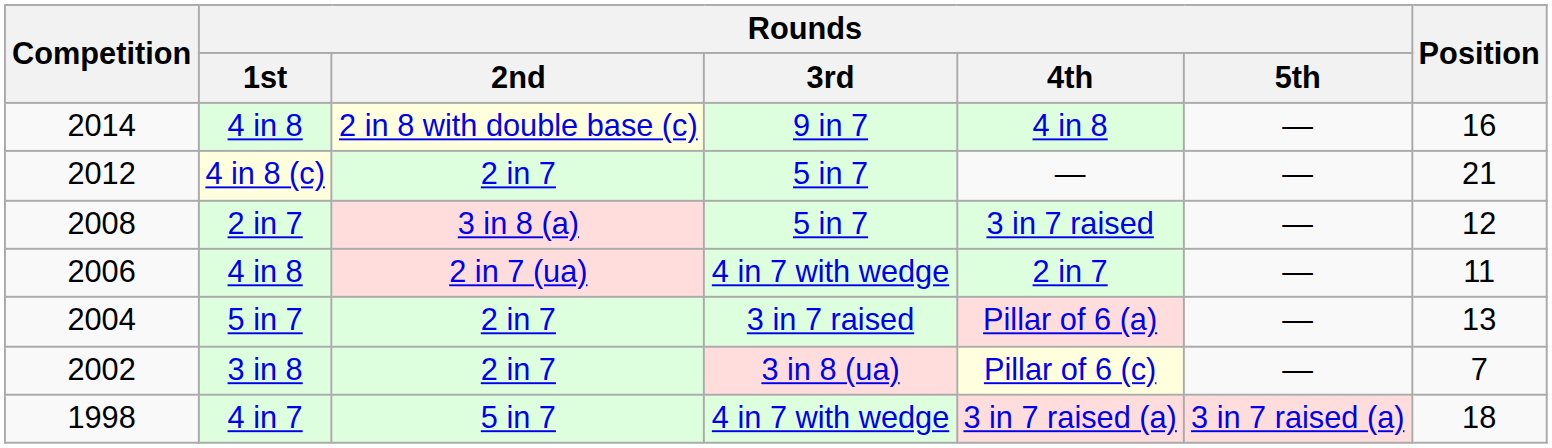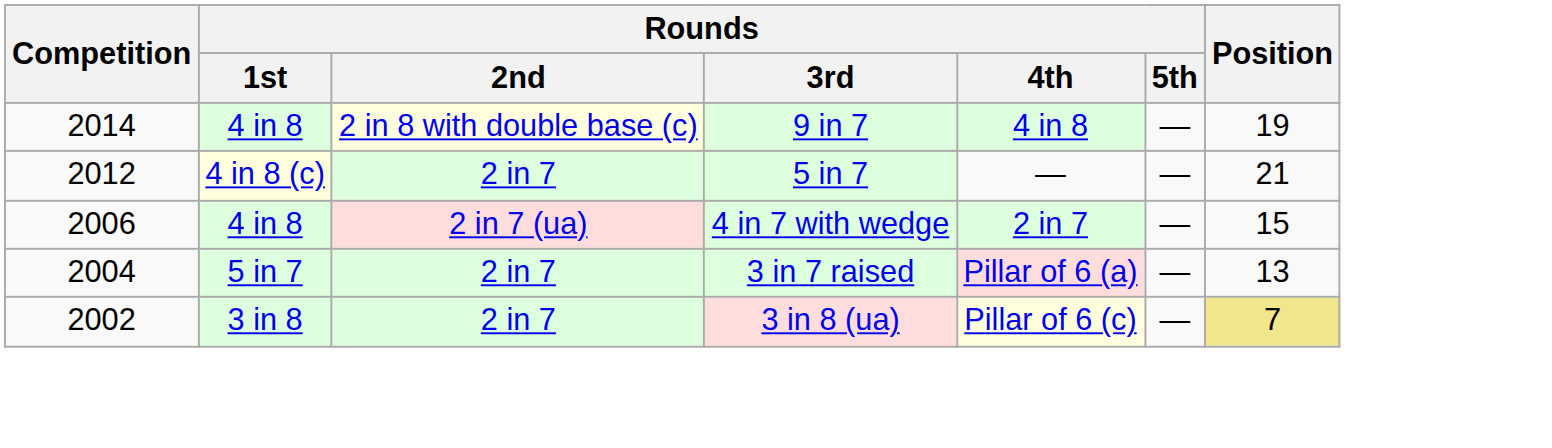(1479, 126) 16 -> (1273, 126) 19
- row: (102, 223)
(1479, 272) 11 -> (1273, 223) 15
(1479, 369) no background -> (1273, 321) khaki background
- row: (102, 418)
